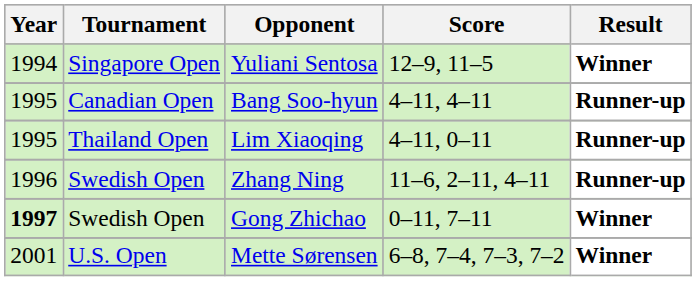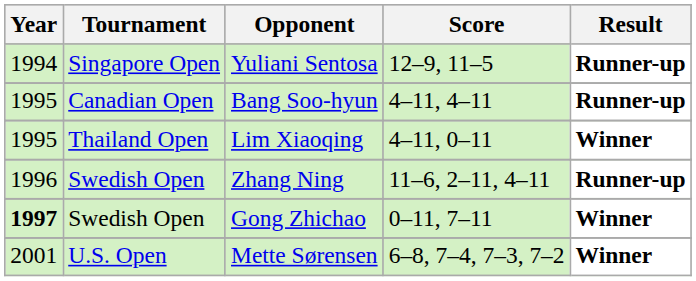(614, 62) Winner -> (631, 62) Runner-up
(631, 140) Runner-up -> (614, 140) Winner
